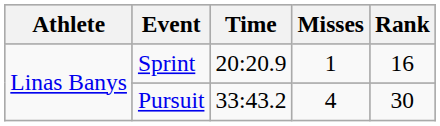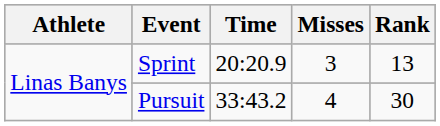(331, 62) 1 -> (331, 62) 3
(402, 62) 16 -> (402, 62) 13
